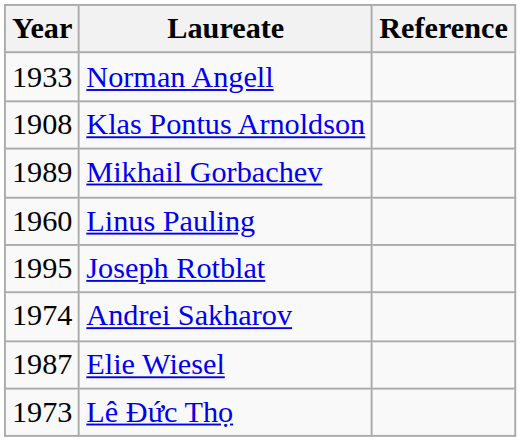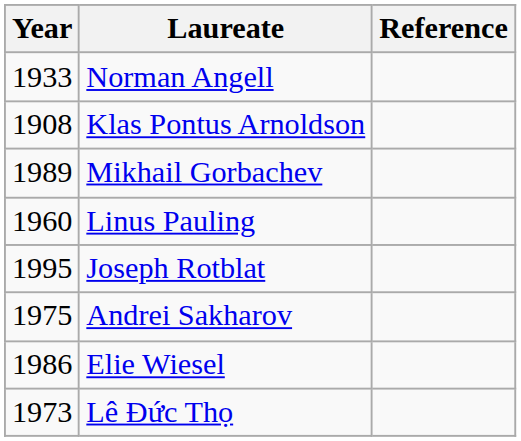(42, 316) 1974 -> (42, 316) 1975
(42, 364) 1987 -> (42, 364) 1986
